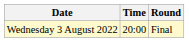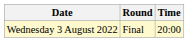columns swapped: (134, 12) <-> (166, 12)
